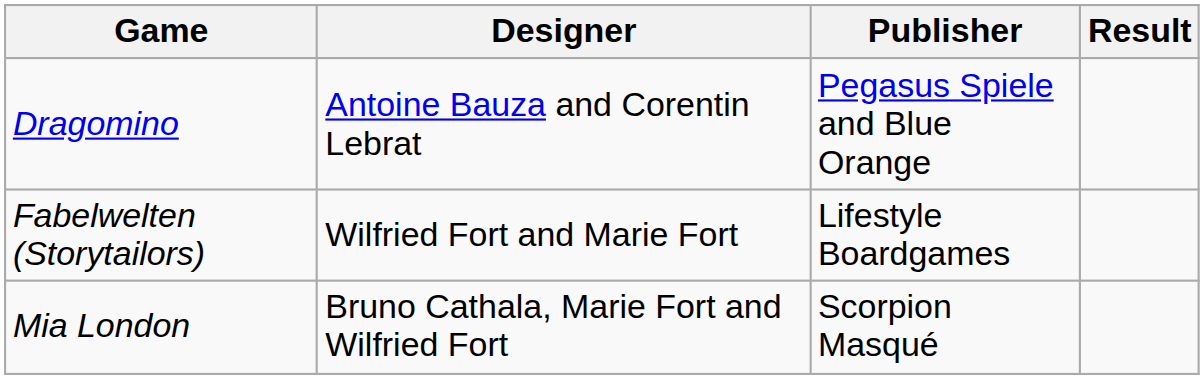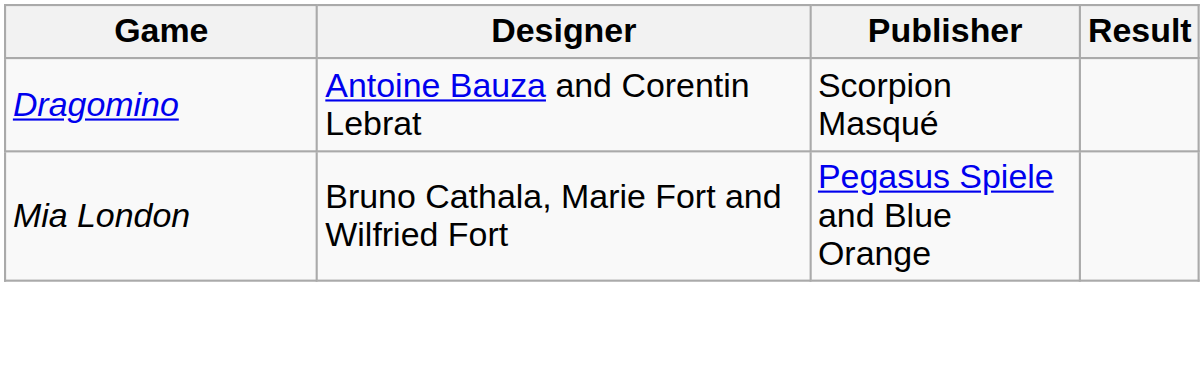(936, 123) Pegasus Spiele and Blue Orange -> (885, 104) Scorpion Masqué
- row: (109, 234)
(885, 326) Scorpion Masqué -> (936, 215) Pegasus Spiele and Blue Orange
